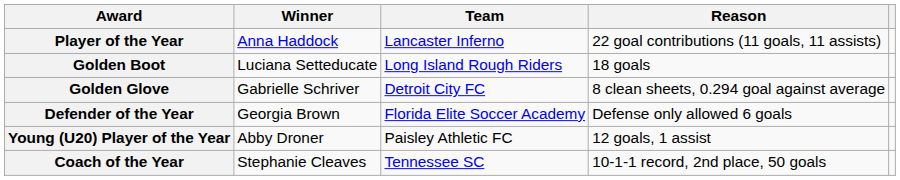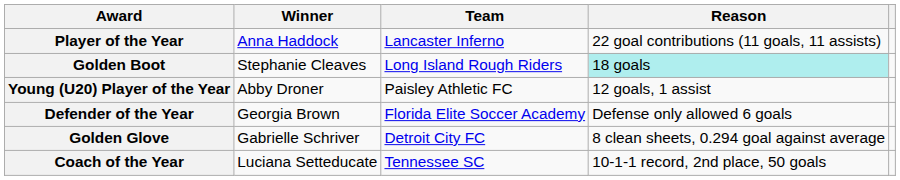(307, 65) Luciana Setteducate -> (302, 65) Stephanie Cleaves
(621, 65) no background -> (621, 65) paleturquoise background
rows swapped: (119, 89) <-> (119, 138)
(302, 162) Stephanie Cleaves -> (307, 162) Luciana Setteducate
